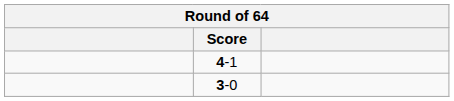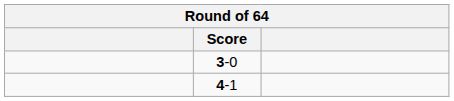rows swapped: (227, 85) <-> (227, 62)
